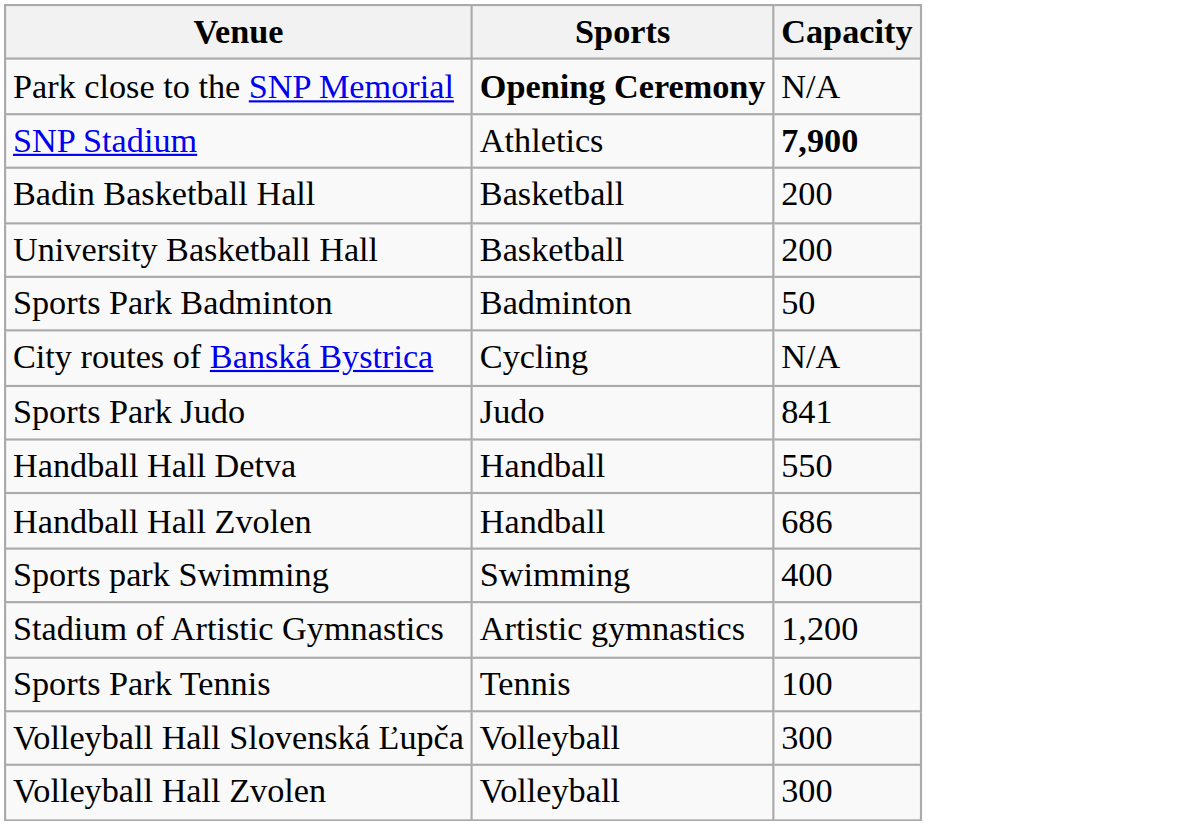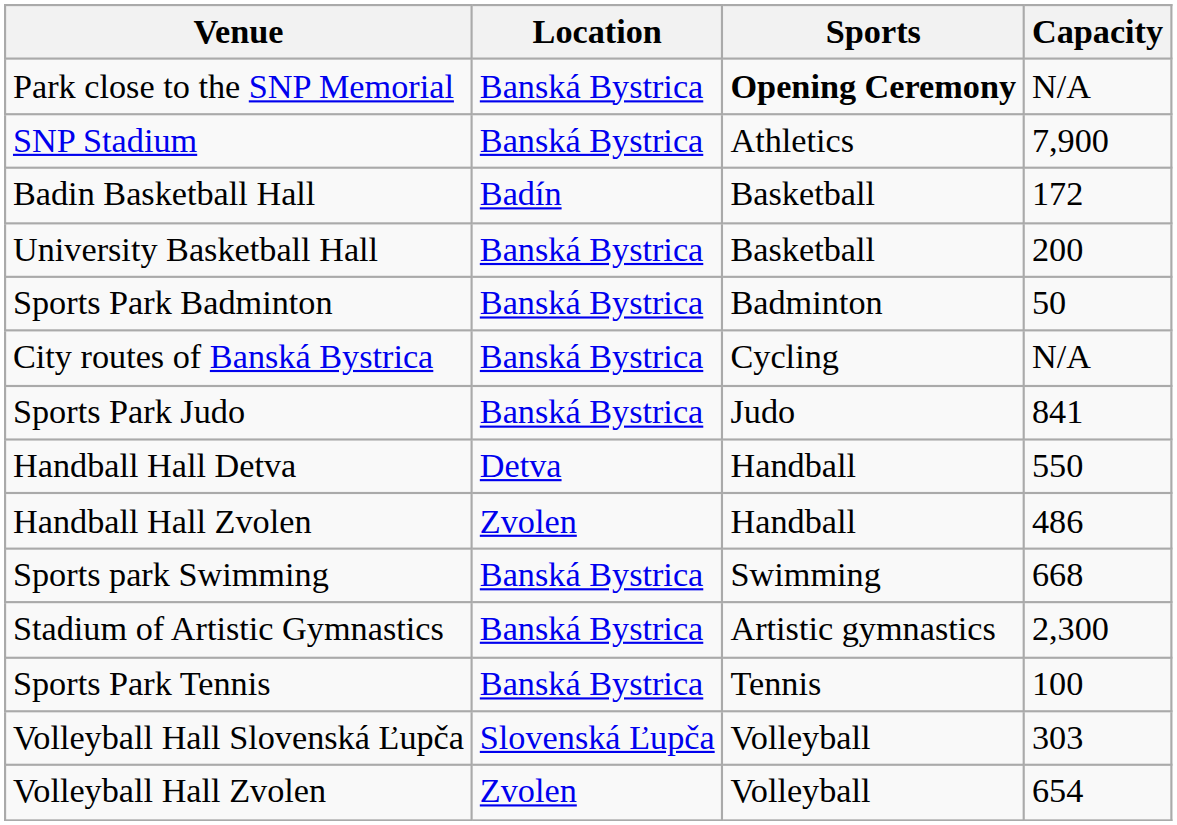+ column: (597, 31)
(820, 140) bold -> (1070, 140) normal
(807, 194) 200 -> (1058, 194) 172
(807, 520) 686 -> (1058, 520) 486
(807, 574) 400 -> (1058, 574) 668
(820, 628) 1,200 -> (1070, 628) 2,300
(807, 737) 300 -> (1058, 737) 303
(807, 791) 300 -> (1058, 791) 654
